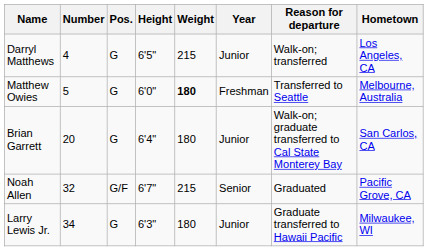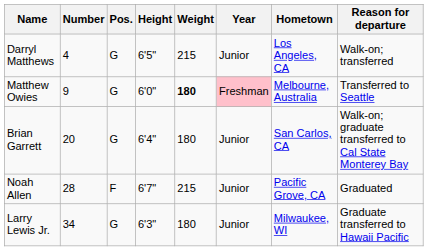columns swapped: (390, 19) <-> (314, 19)
(66, 91) 5 -> (66, 91) 9
(244, 91) no background -> (244, 91) pink background
(69, 188) 32 -> (69, 188) 28
(119, 188) G/F -> (113, 188) F
(235, 188) Senior -> (234, 188) Junior
